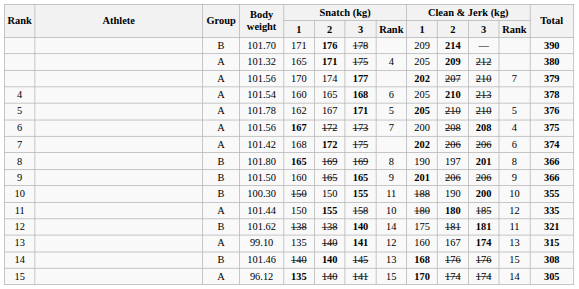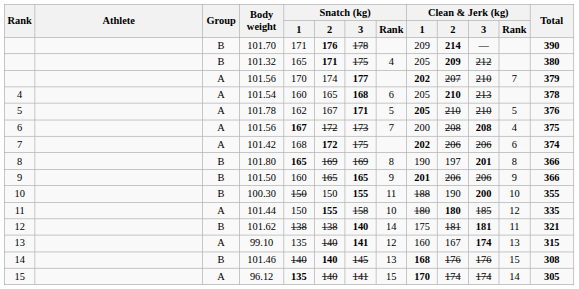(221, 62) A -> (221, 62) B
